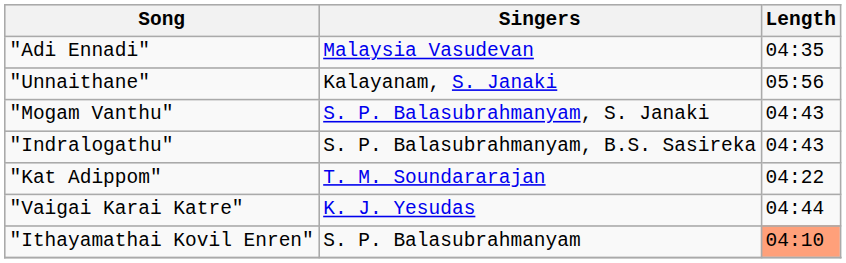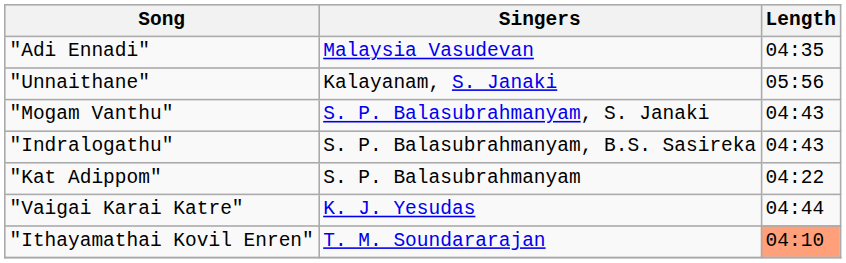(434, 178) T. M. Soundararajan -> (452, 178) S. P. Balasubrahmanyam
(452, 241) S. P. Balasubrahmanyam -> (434, 241) T. M. Soundararajan
